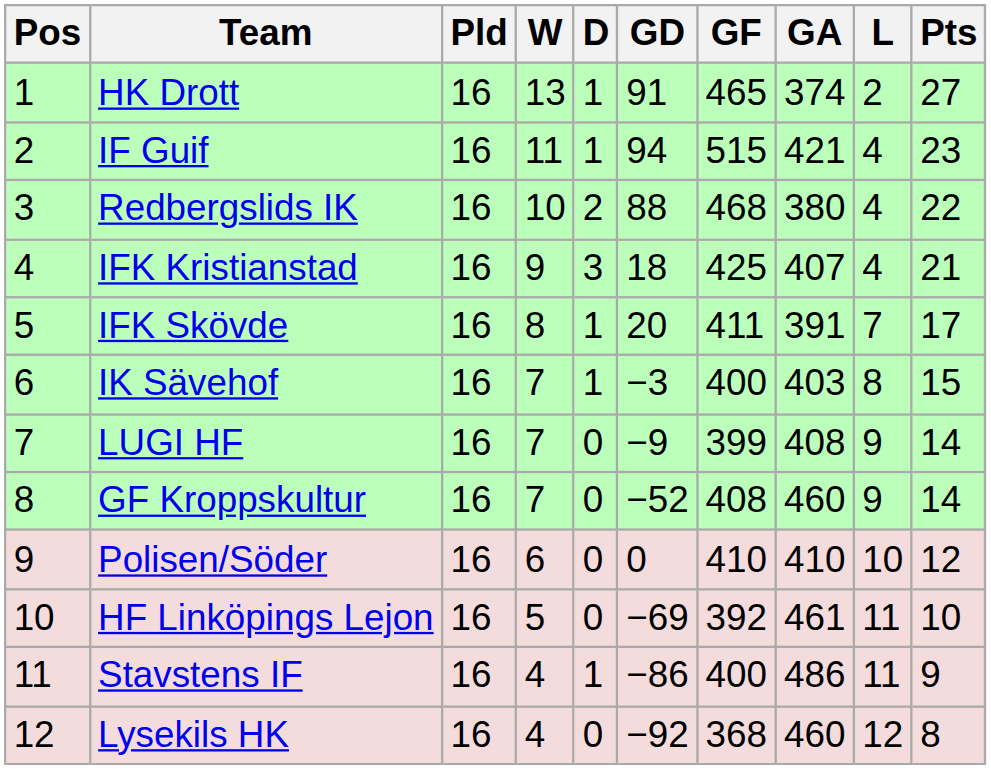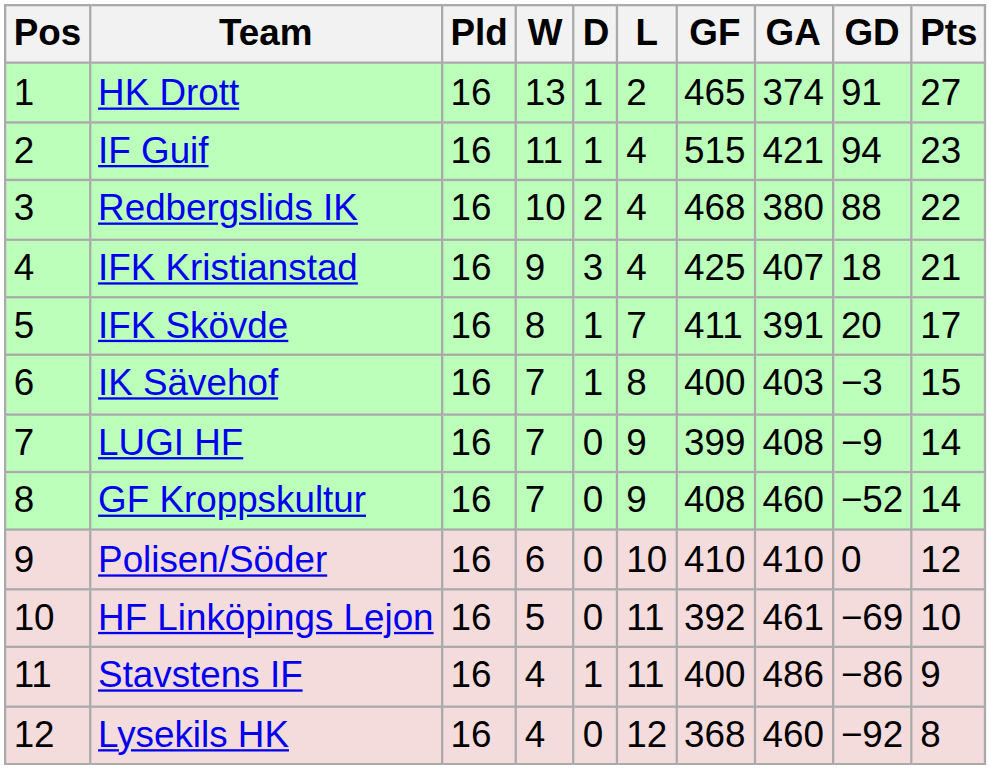columns swapped: (883, 33) <-> (657, 33)
